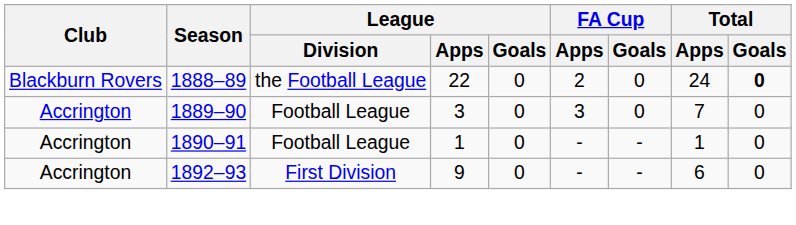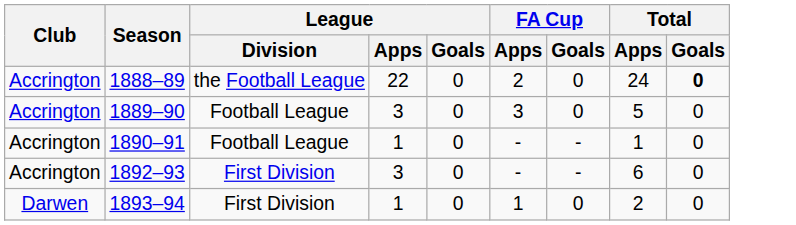(85, 81) Blackburn Rovers -> (55, 81) Accrington
(699, 111) 7 -> (638, 111) 5
(459, 173) 9 -> (398, 173) 3
+ row: (147, 204)
